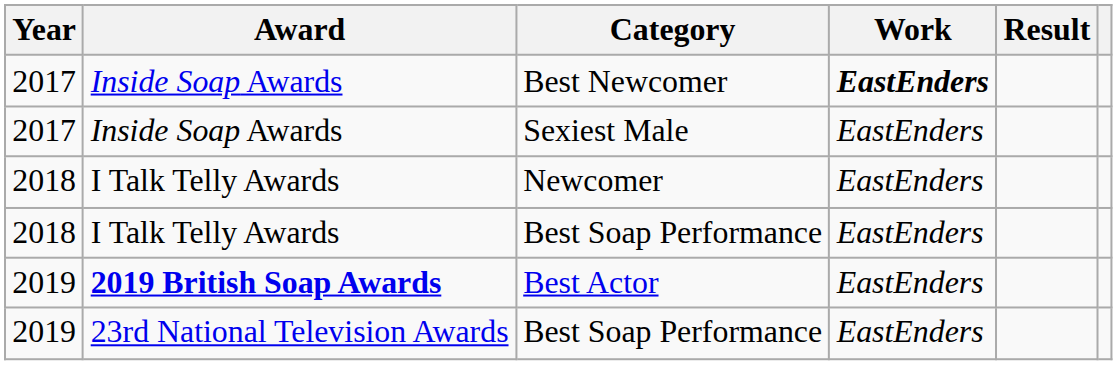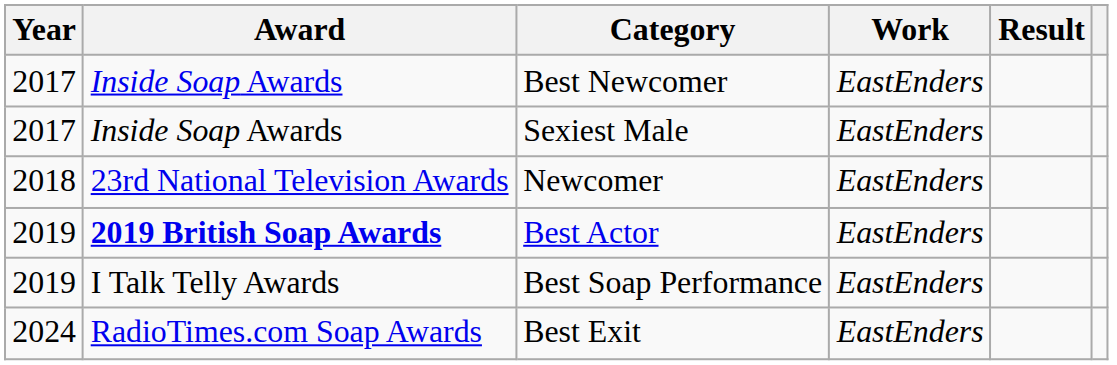(913, 80) bold -> (910, 80) normal
(215, 181) I Talk Telly Awards -> (300, 181) 23rd National Television Awards
- row: (44, 231)
(300, 332) 23rd National Television Awards -> (215, 282) I Talk Telly Awards
+ row: (44, 332)
